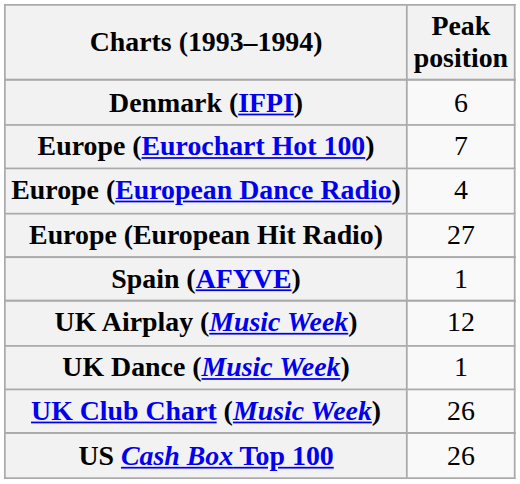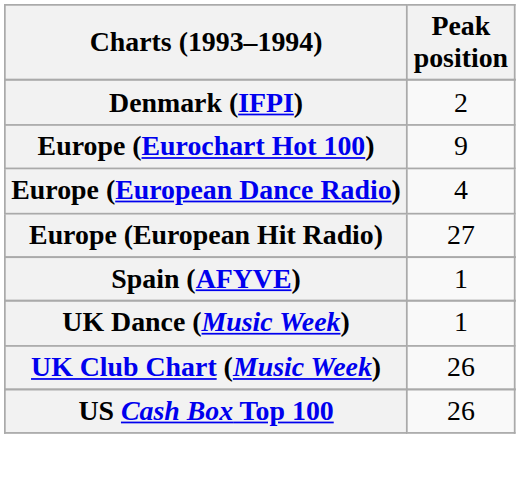(461, 102) 6 -> (461, 102) 2
(461, 146) 7 -> (461, 146) 9
- row: (206, 322)
